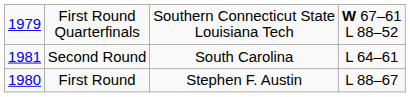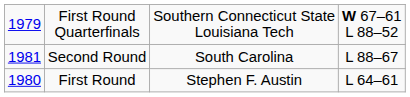(372, 56) L 64–61 -> (372, 56) L 88–67
(372, 80) L 88–67 -> (372, 80) L 64–61
